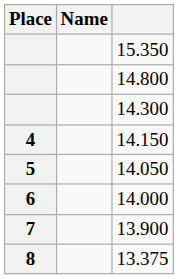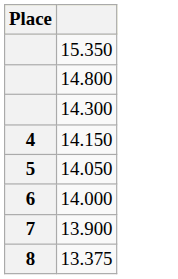- column: (84, 19)
